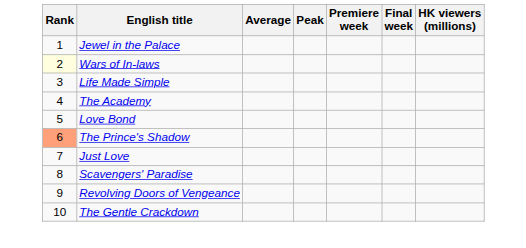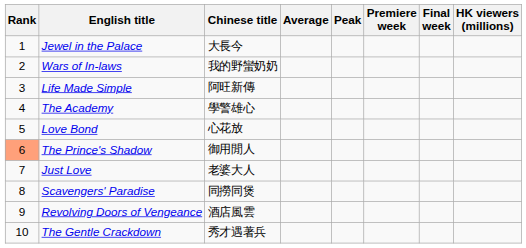+ column: (243, 20)
(60, 63) lightyellow background -> (22, 67) no background
